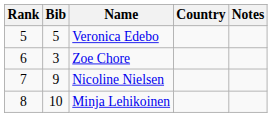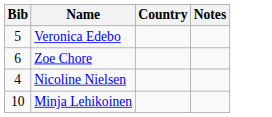- column: (23, 15)
(56, 58) 3 -> (18, 58) 6
(56, 79) 9 -> (18, 79) 4
